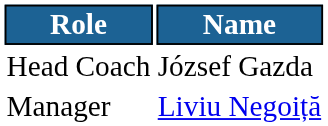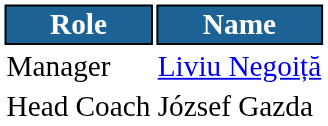rows swapped: (59, 106) <-> (78, 66)
